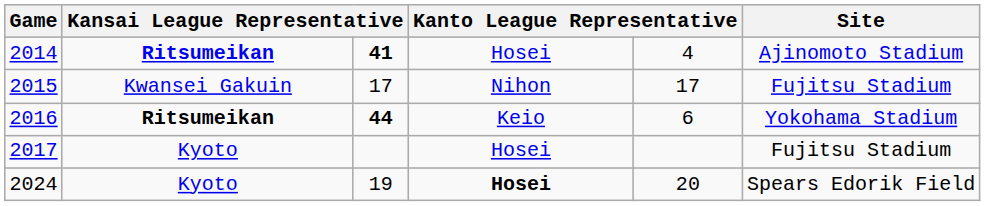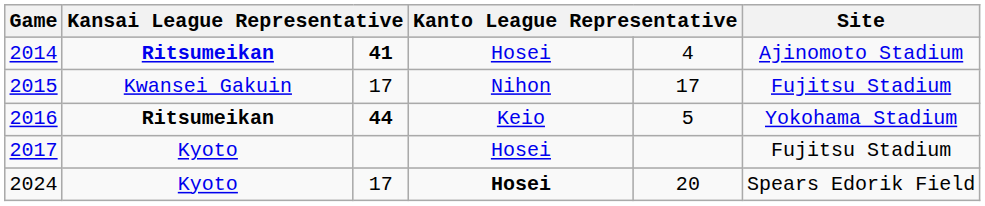(688, 119) 6 -> (688, 119) 5
(381, 184) 19 -> (381, 184) 17
